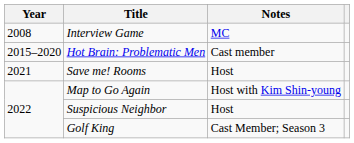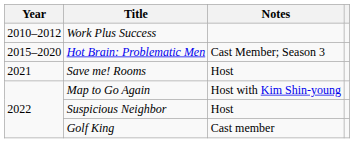- row: (105, 33)
+ row: (111, 33)
(243, 52) Cast member -> (268, 52) Cast Member; Season 3
(268, 128) Cast Member; Season 3 -> (243, 128) Cast member
